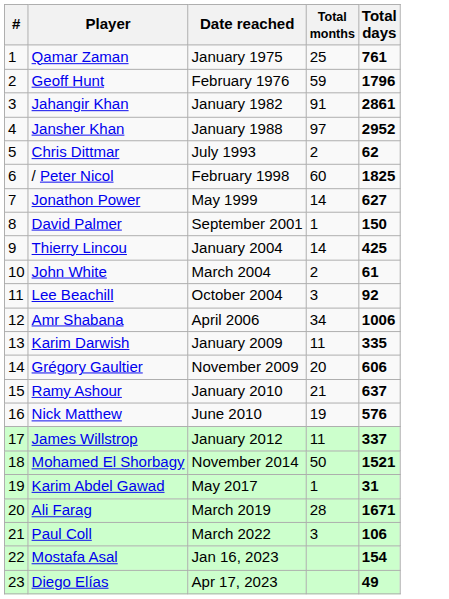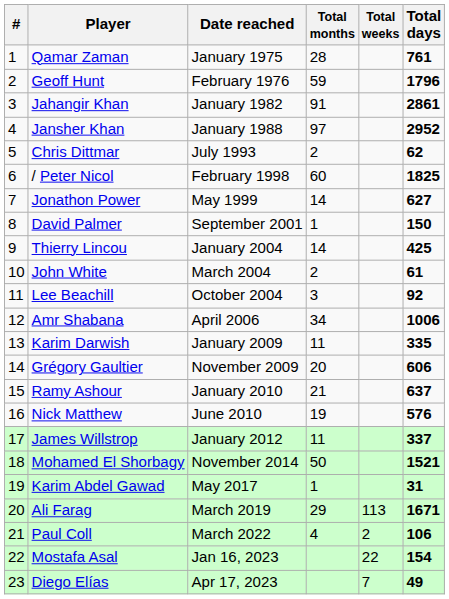+ column: (381, 25)
(318, 57) 25 -> (318, 57) 28
(318, 510) 28 -> (318, 510) 29
(314, 534) 3 -> (314, 534) 4
